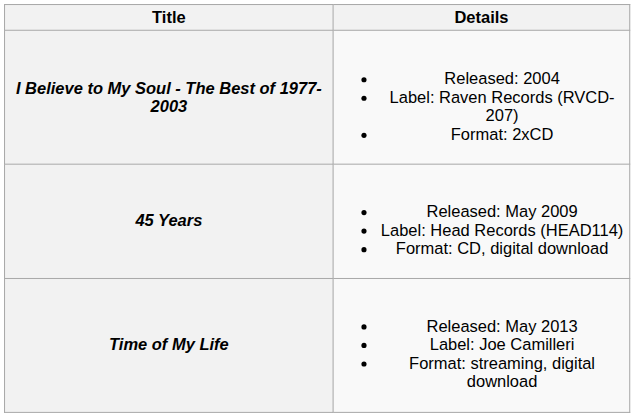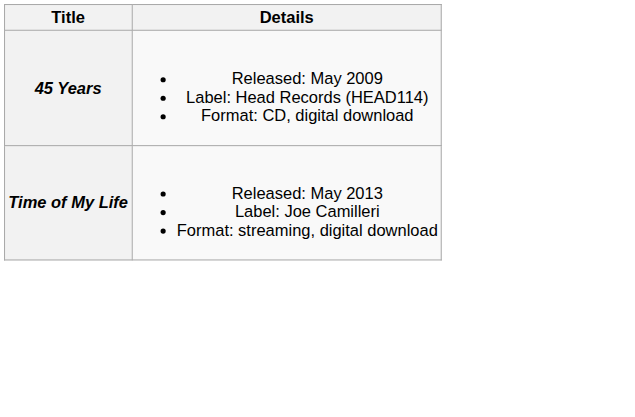- row: (169, 97)
